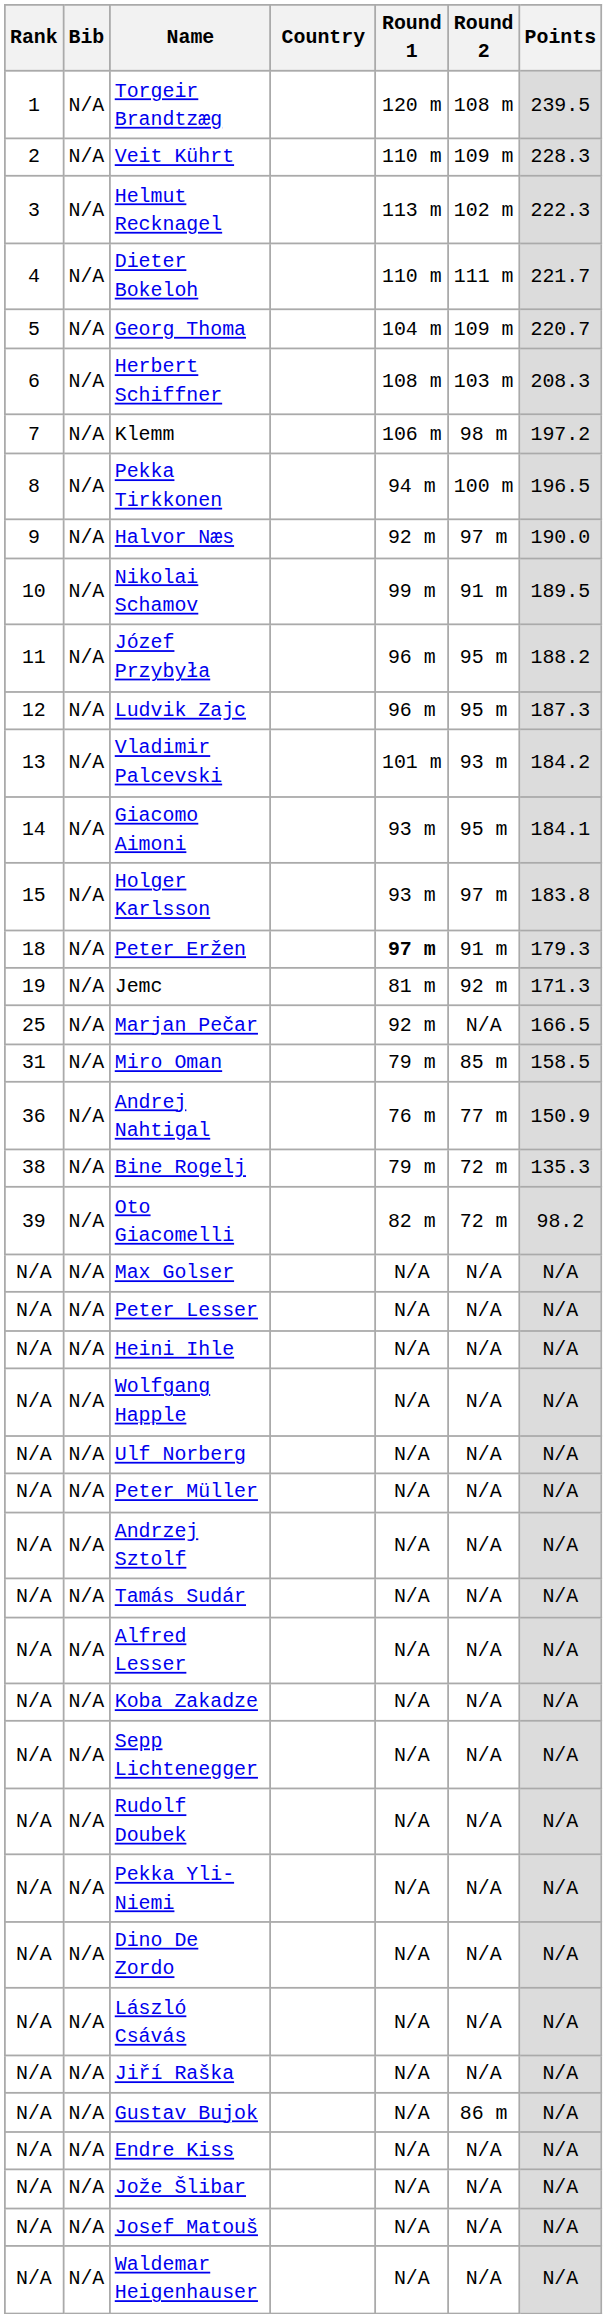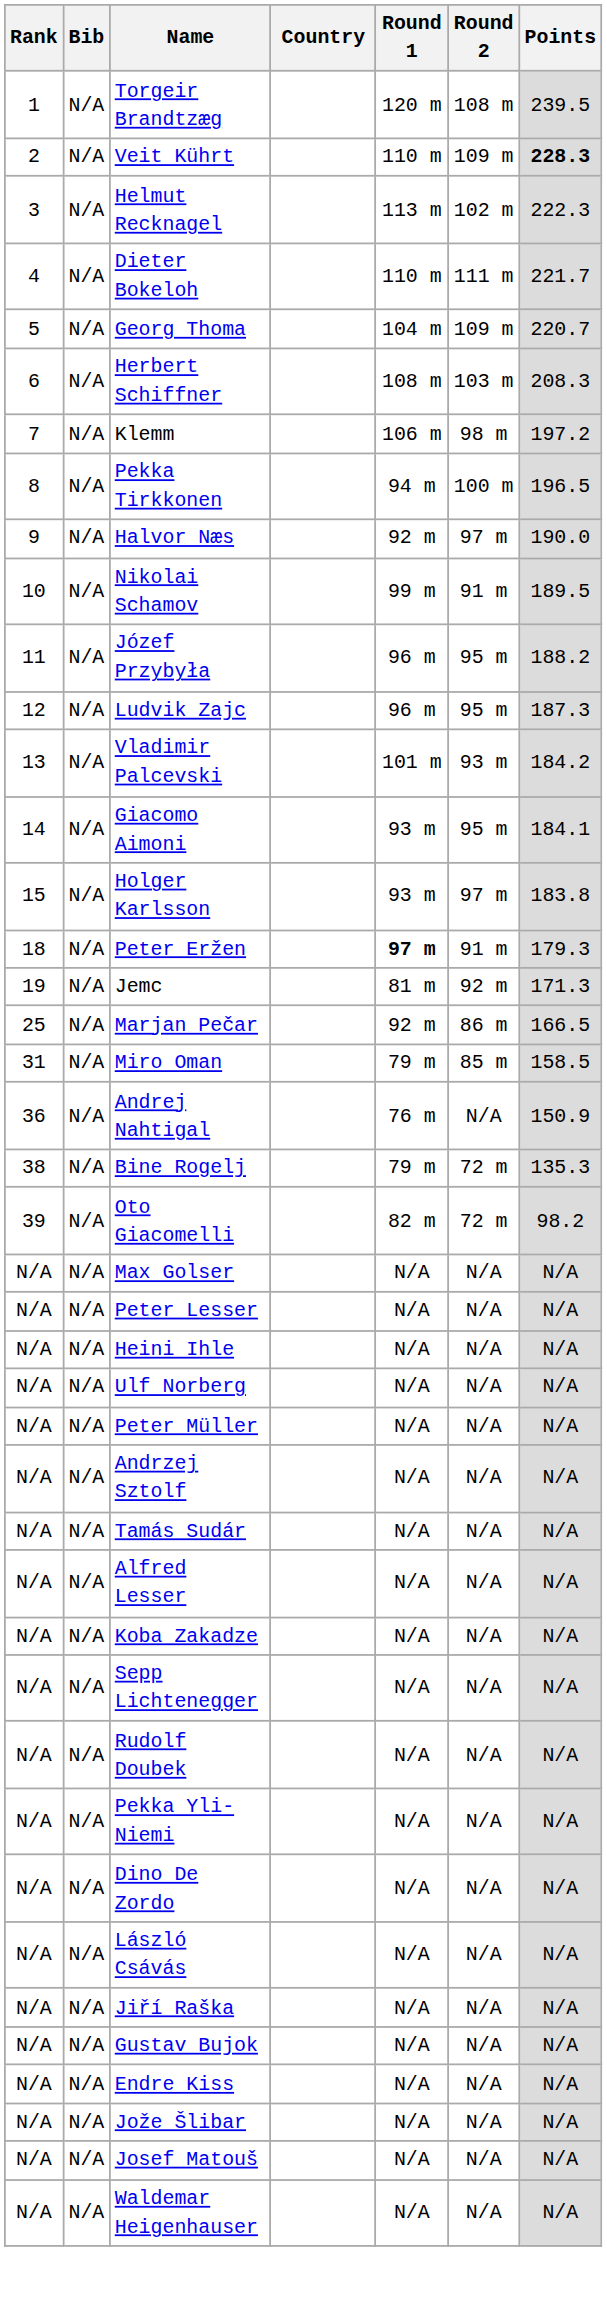(560, 158) normal -> (560, 158) bold
(484, 1025) N/A -> (484, 1025) 86 m
(484, 1116) 77 m -> (484, 1116) N/A
- row: (162, 1402)
(484, 2113) 86 m -> (484, 2046) N/A
